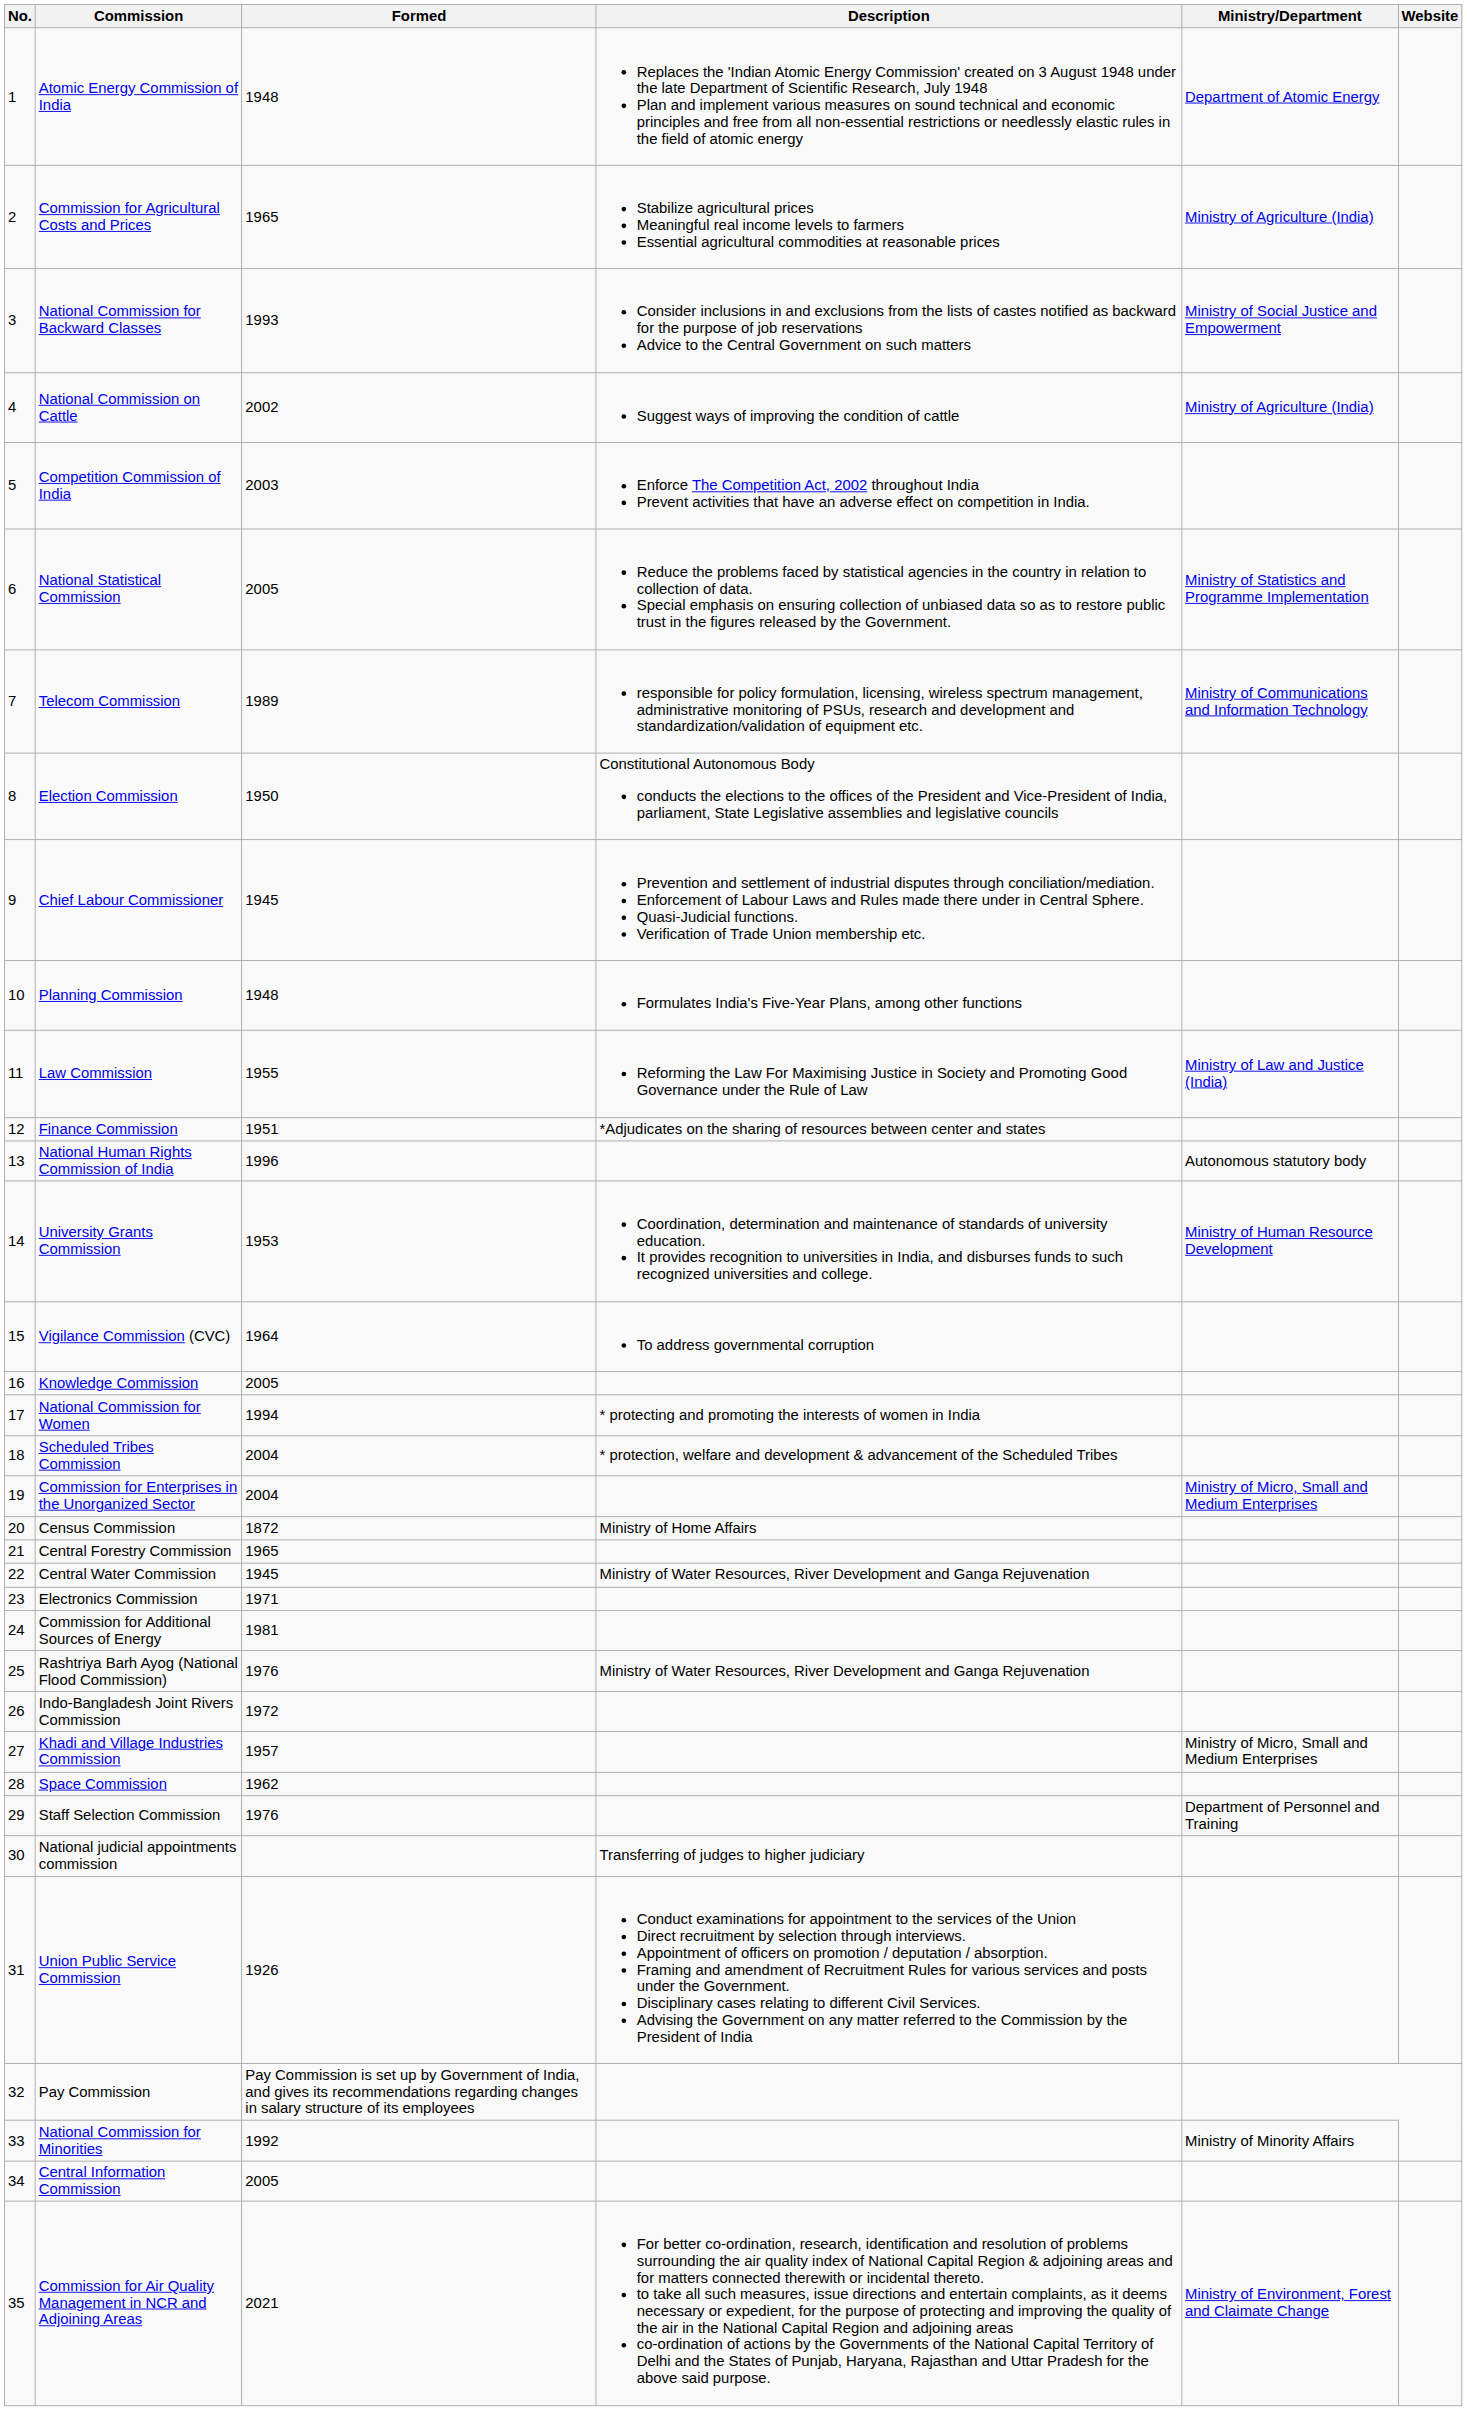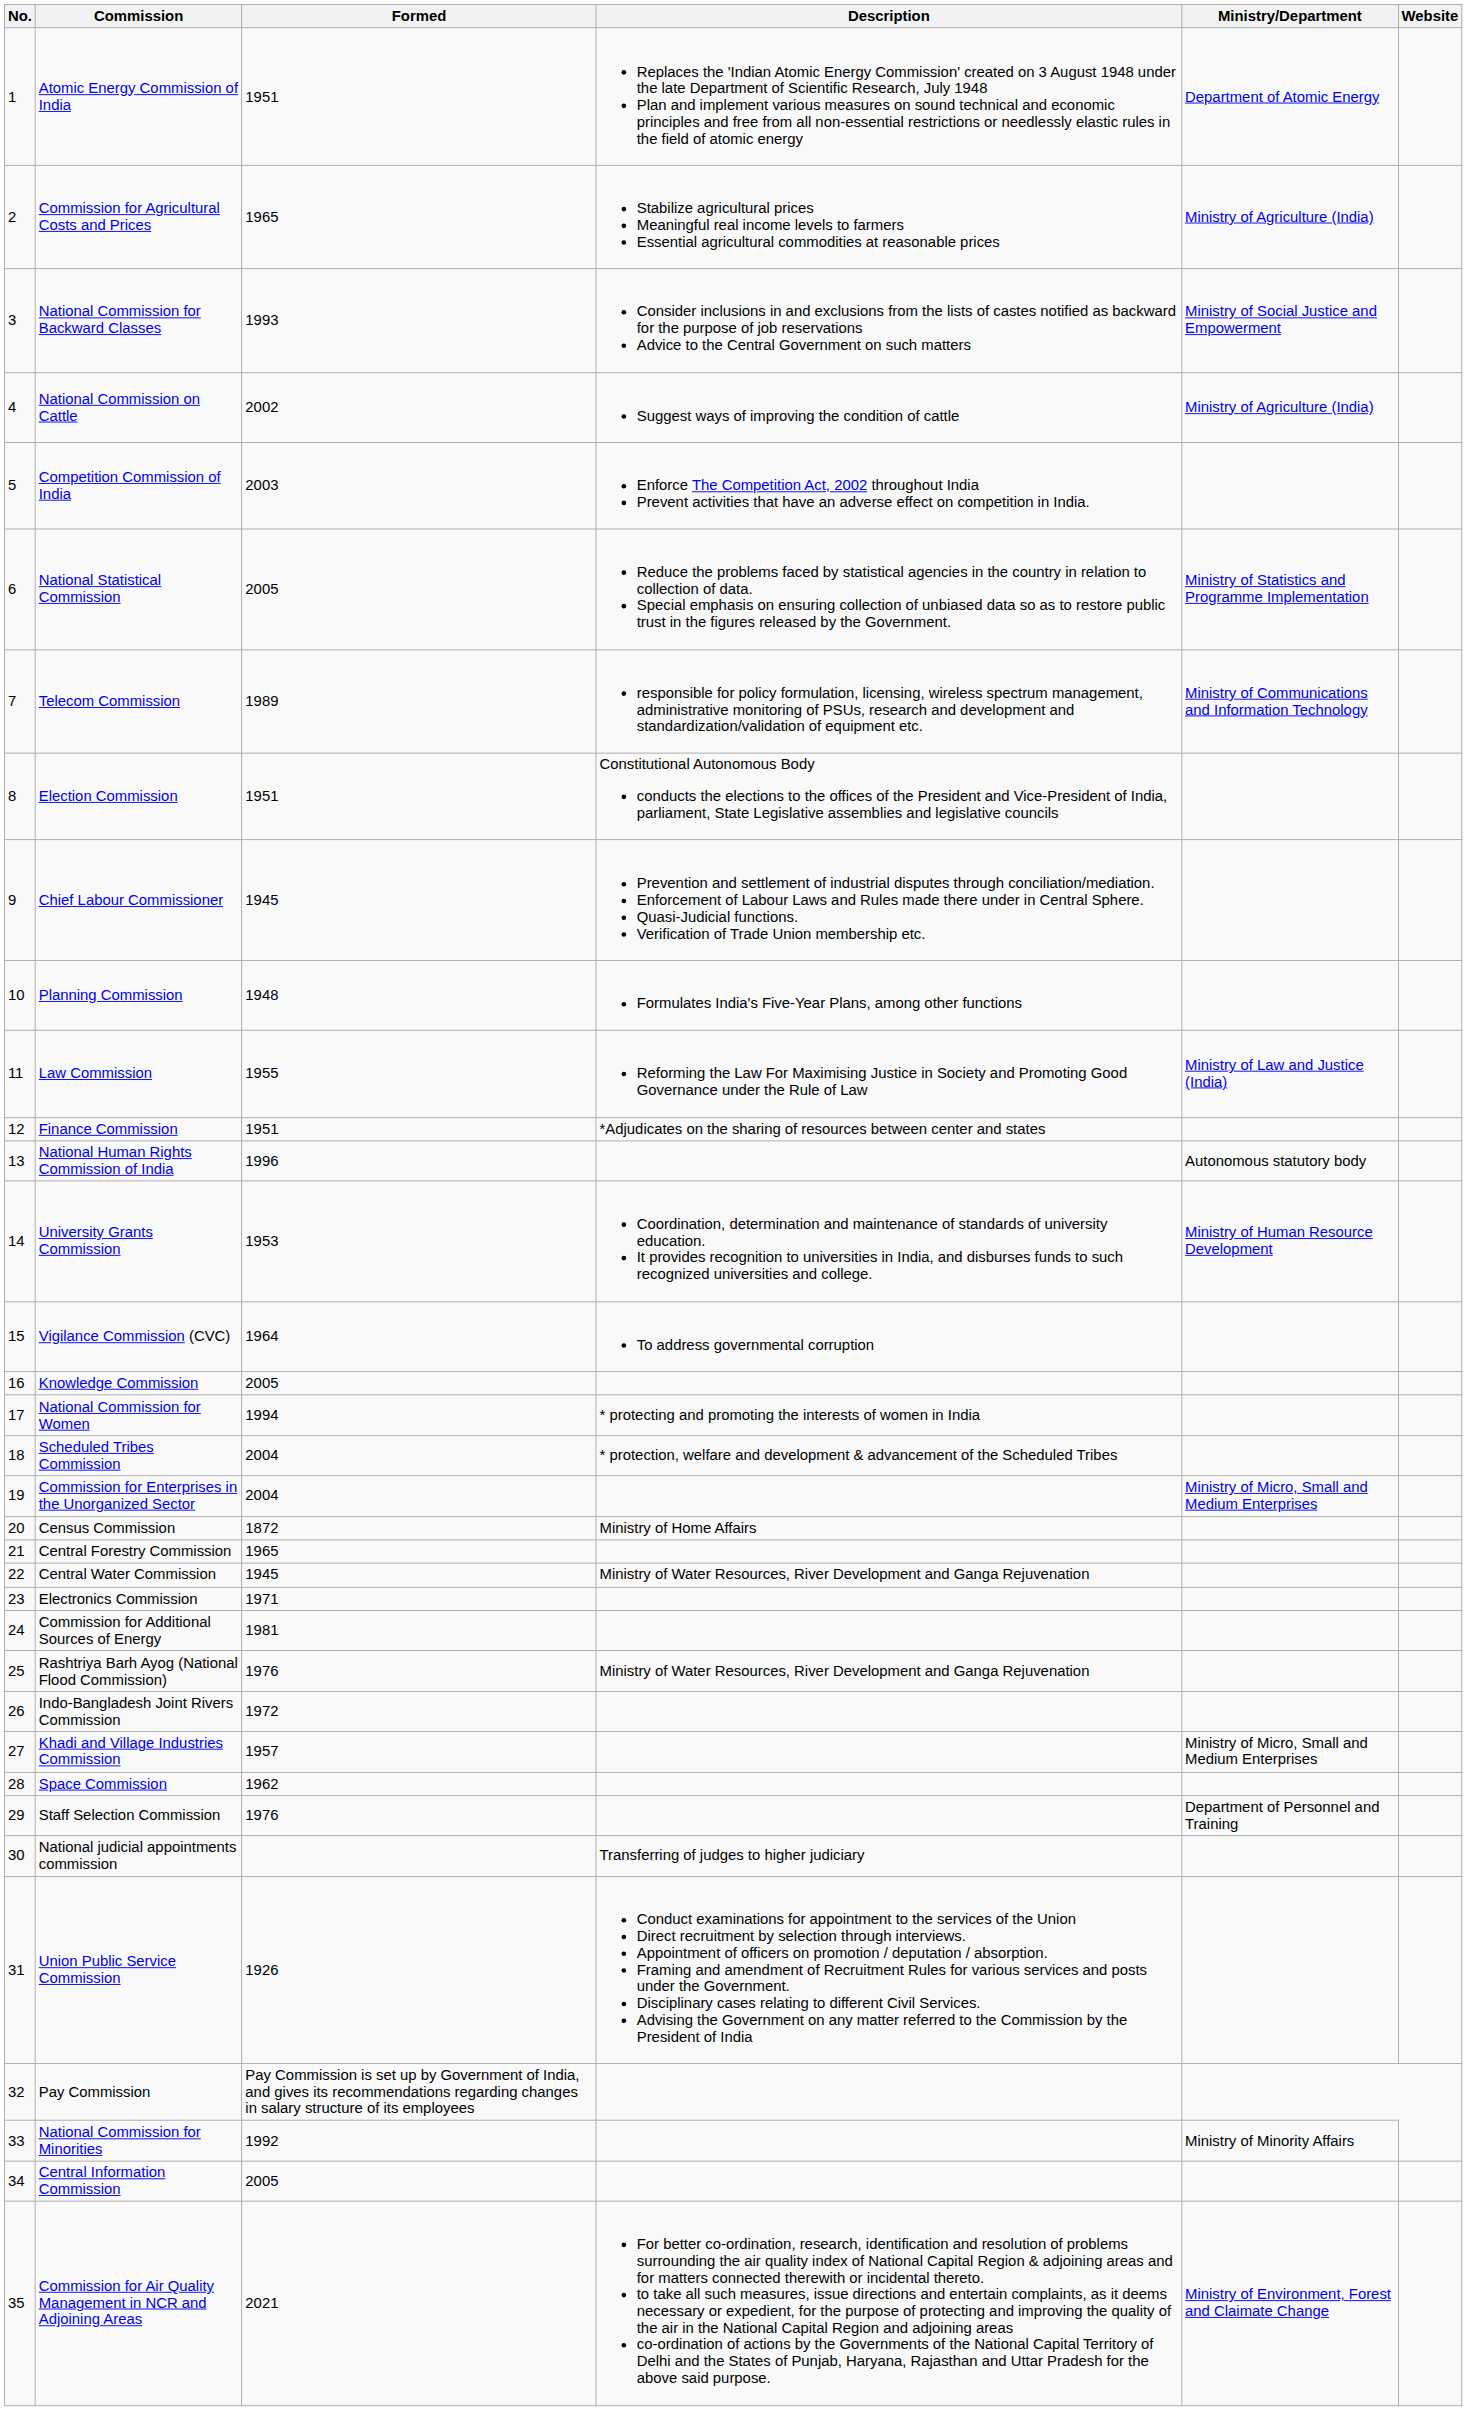(262, 96) 1948 -> (262, 96) 1951
(262, 796) 1950 -> (262, 796) 1951
